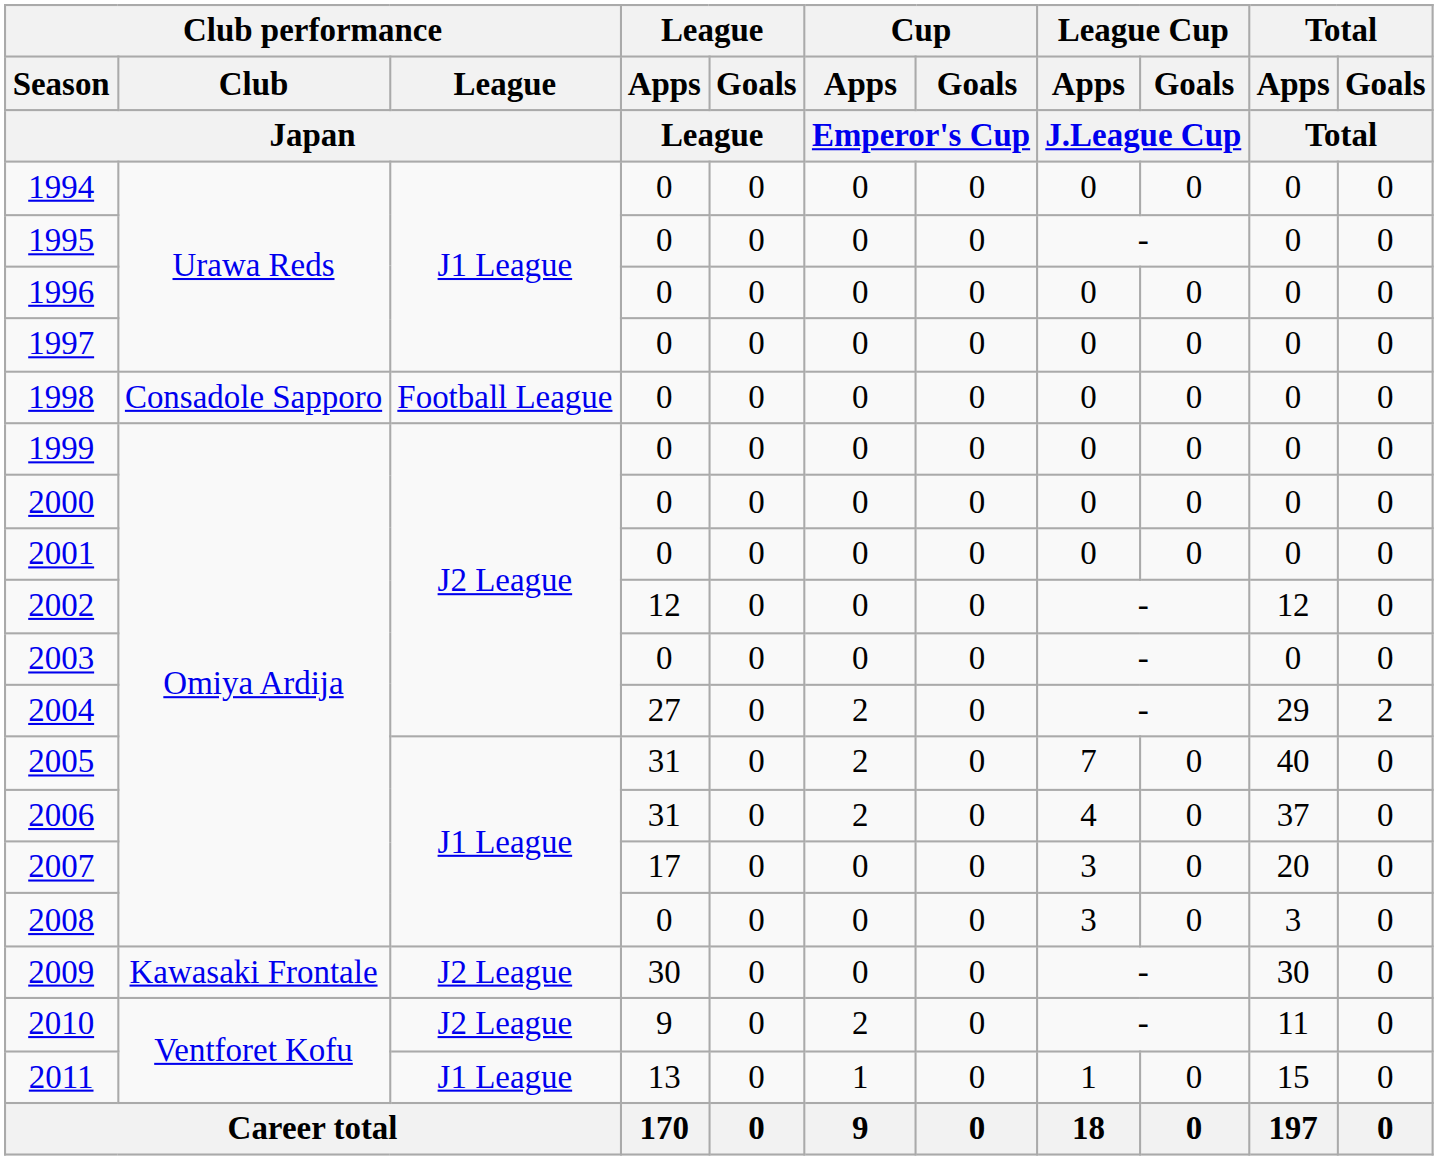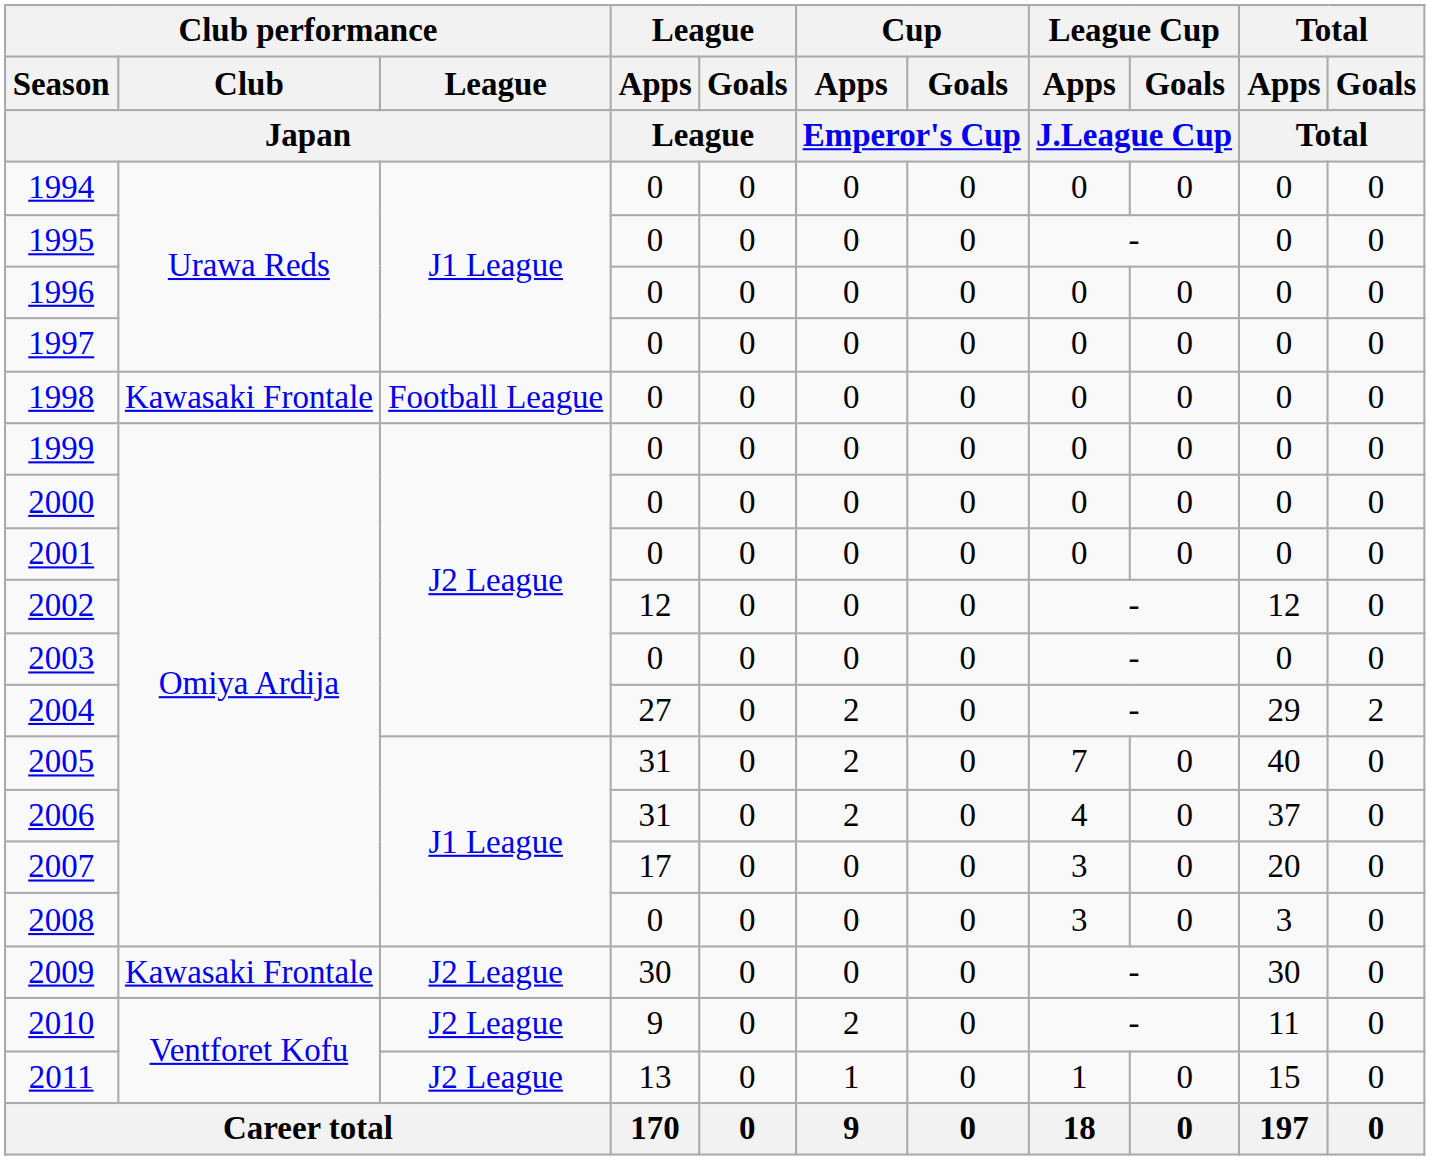(254, 396) Consadole Sapporo -> (249, 396) Kawasaki Frontale
(505, 1076) J1 League -> (496, 1076) J2 League
